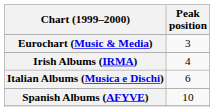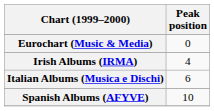(188, 43) 3 -> (188, 43) 0
